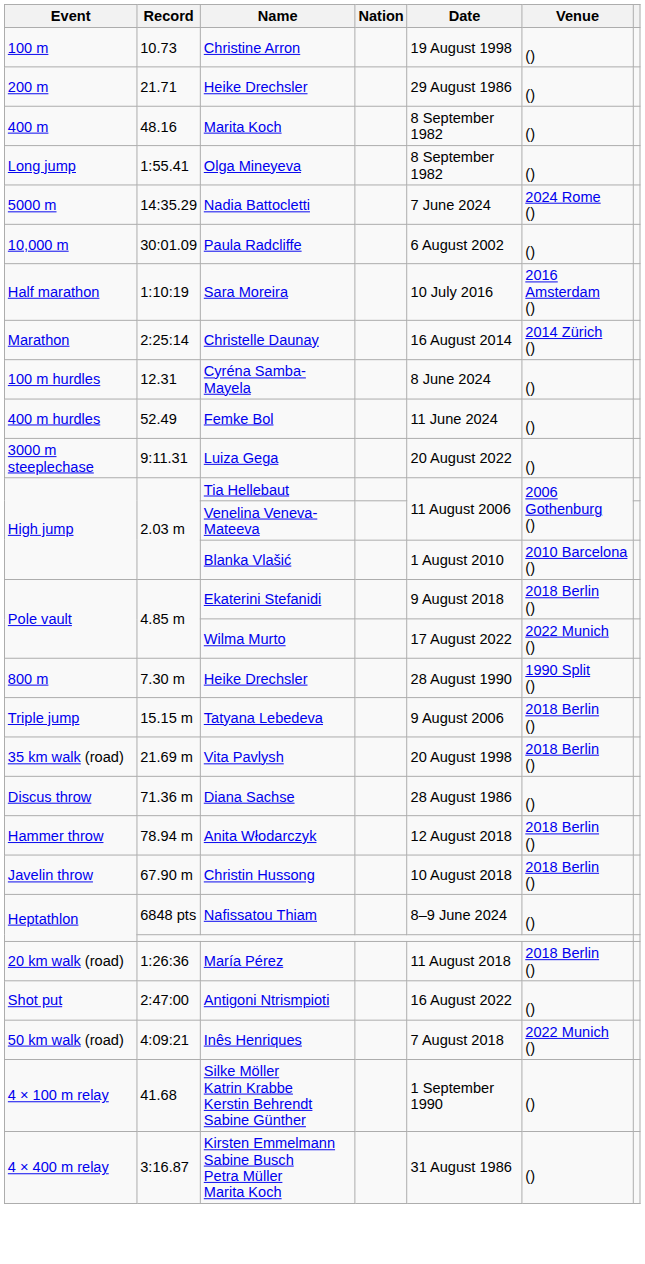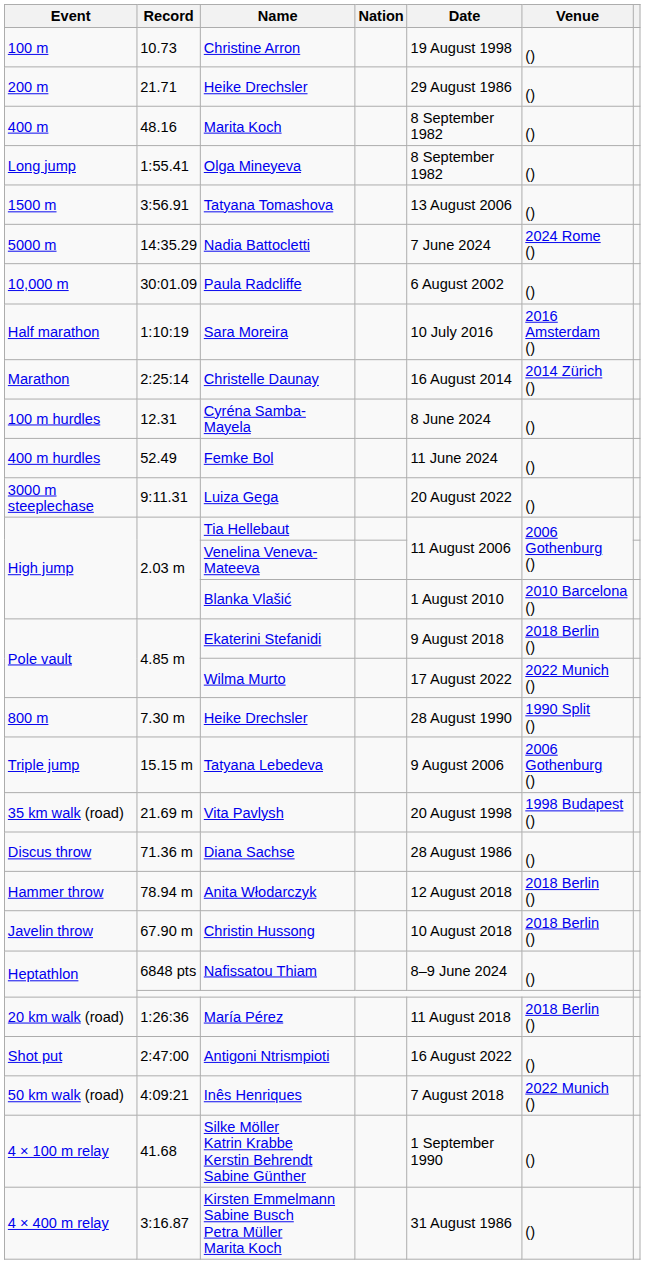+ row: (165, 205)
(562, 718) 2018 Berlin () -> (564, 765) 2006 Gothenburg ()
(562, 757) 2018 Berlin () -> (574, 813) 1998 Budapest ()
